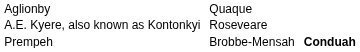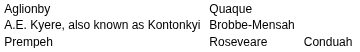(238, 25) Roseveare -> (252, 25) Brobbe-Mensah
(252, 42) Brobbe-Mensah -> (238, 42) Roseveare
(330, 42) bold -> (328, 42) normal
